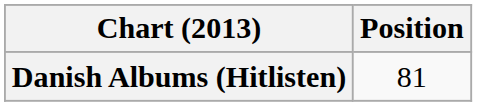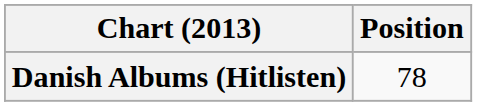(412, 76) 81 -> (412, 76) 78
